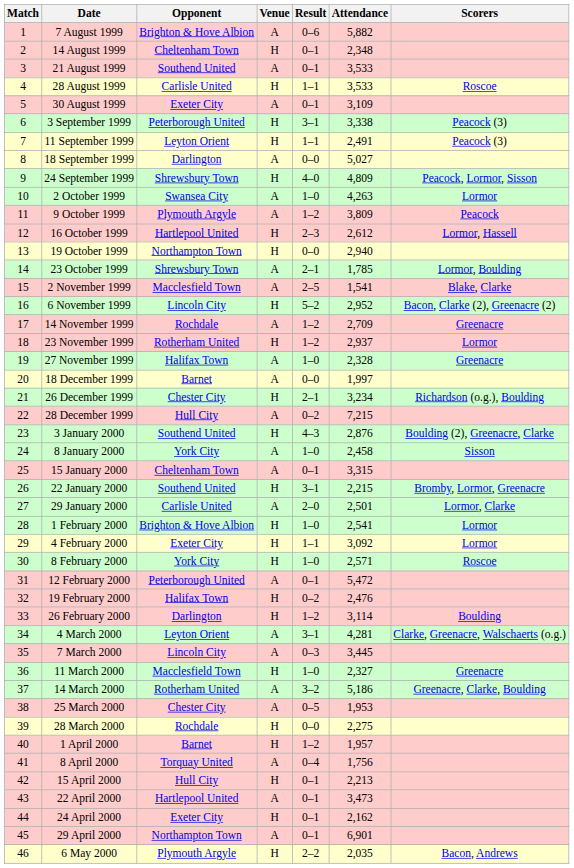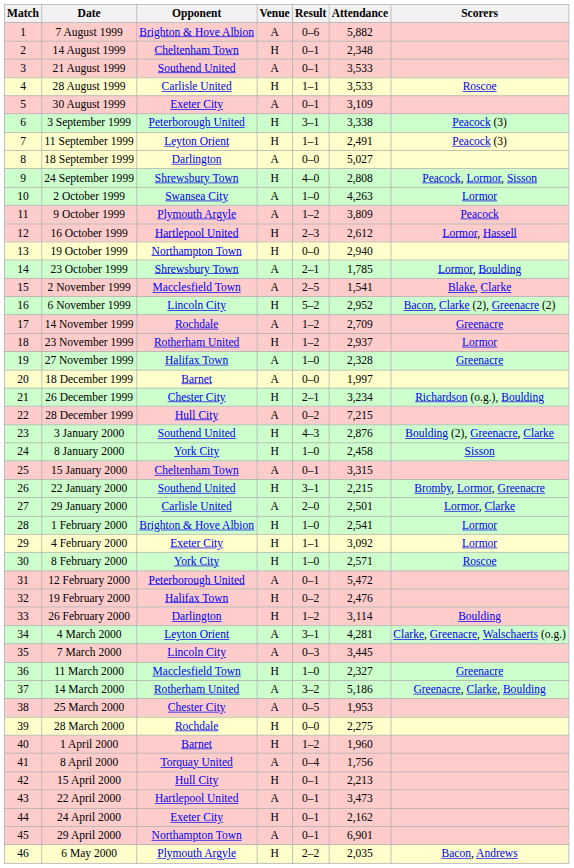(360, 178) 4,809 -> (360, 178) 2,808
(275, 452) A -> (275, 452) H
(360, 744) 1,957 -> (360, 744) 1,960
